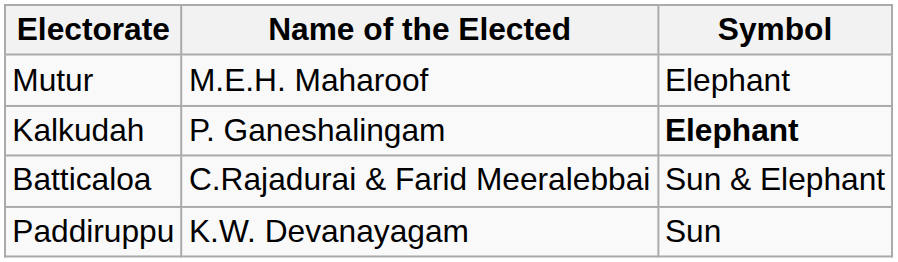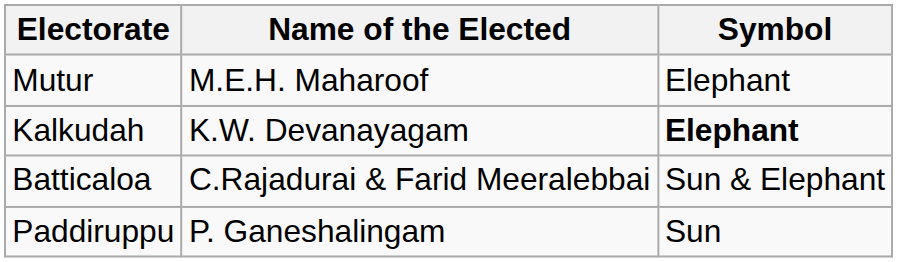(317, 130) P. Ganeshalingam -> (329, 130) K.W. Devanayagam
(329, 230) K.W. Devanayagam -> (317, 230) P. Ganeshalingam
